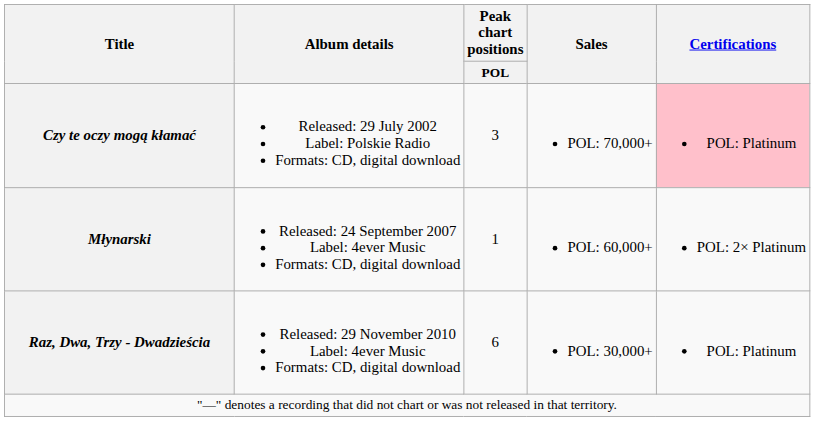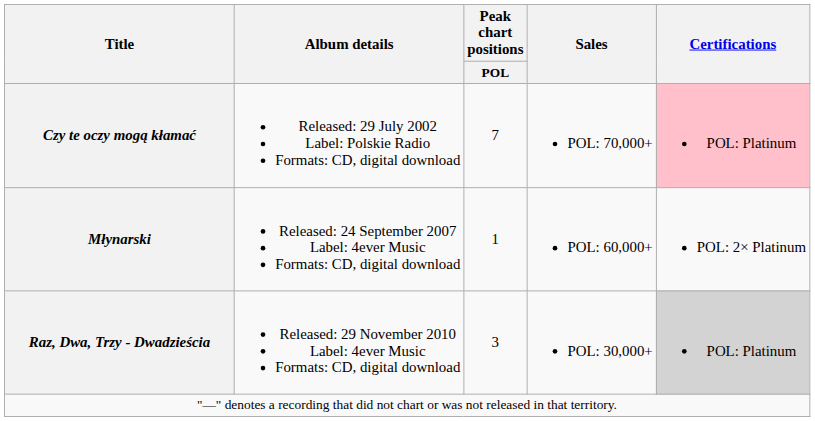(495, 135) 3 -> (495, 135) 7
(495, 342) 6 -> (495, 342) 3
(733, 351) no background -> (733, 351) lightgrey background
